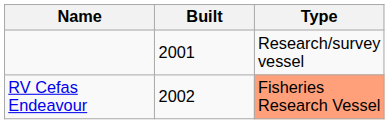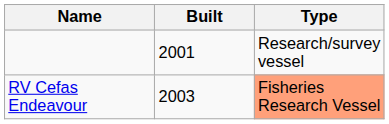(177, 96) 2002 -> (177, 96) 2003
